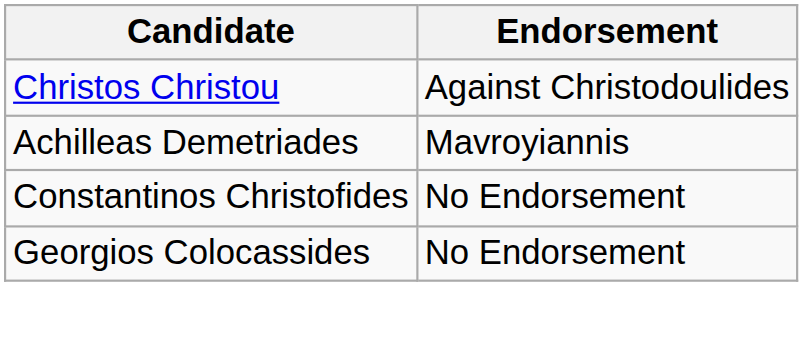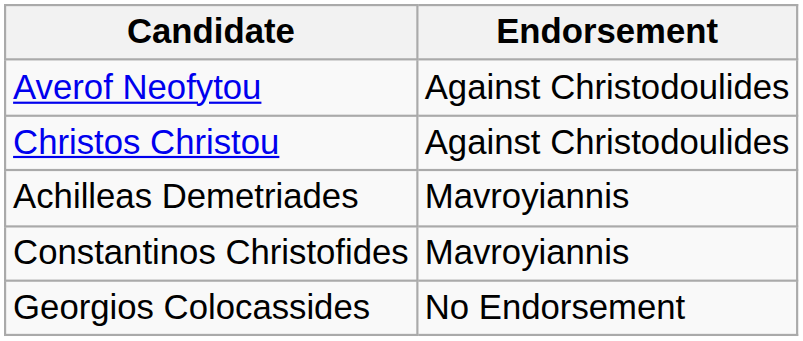+ row: (137, 87)
(555, 197) No Endorsement -> (527, 252) Mavroyiannis
